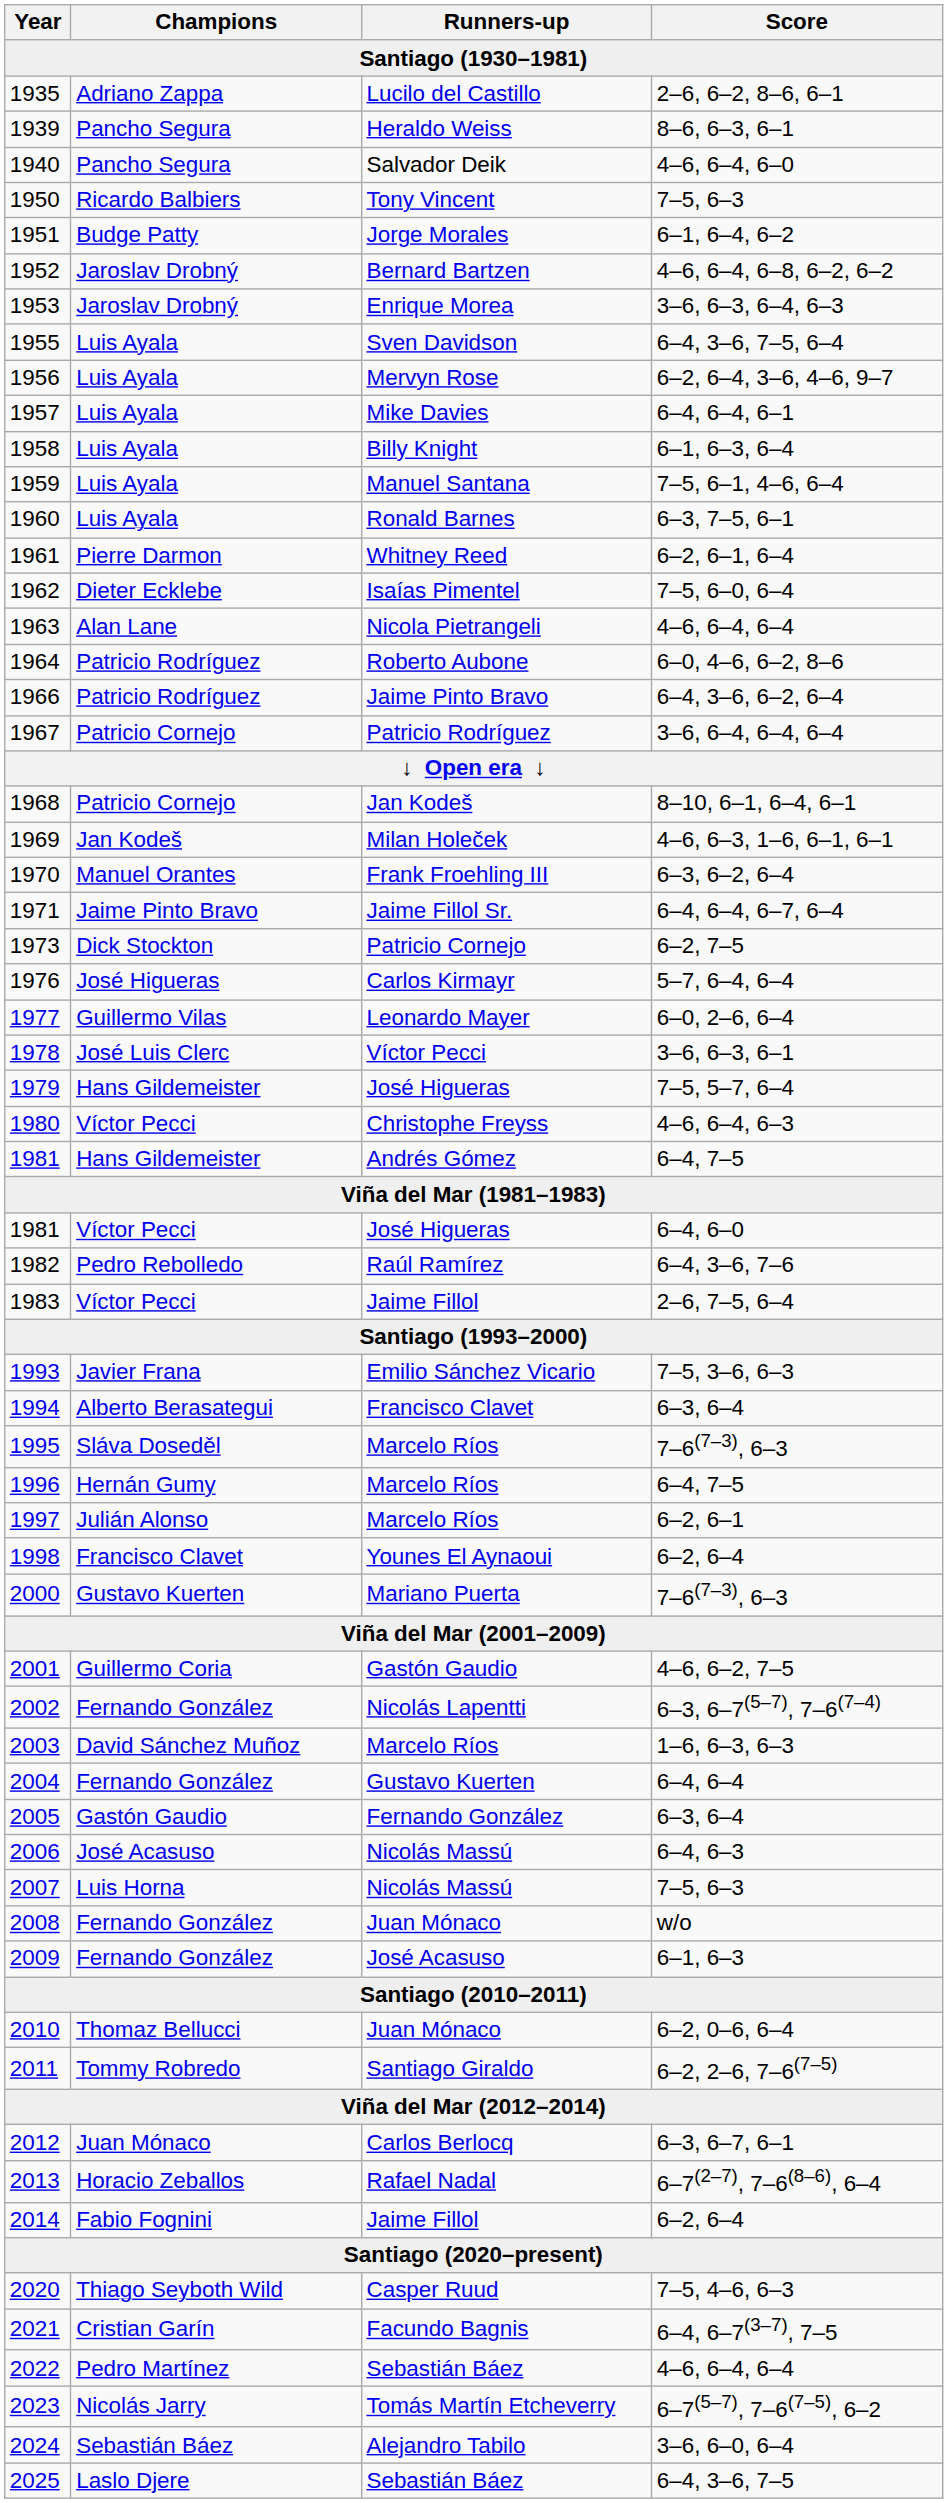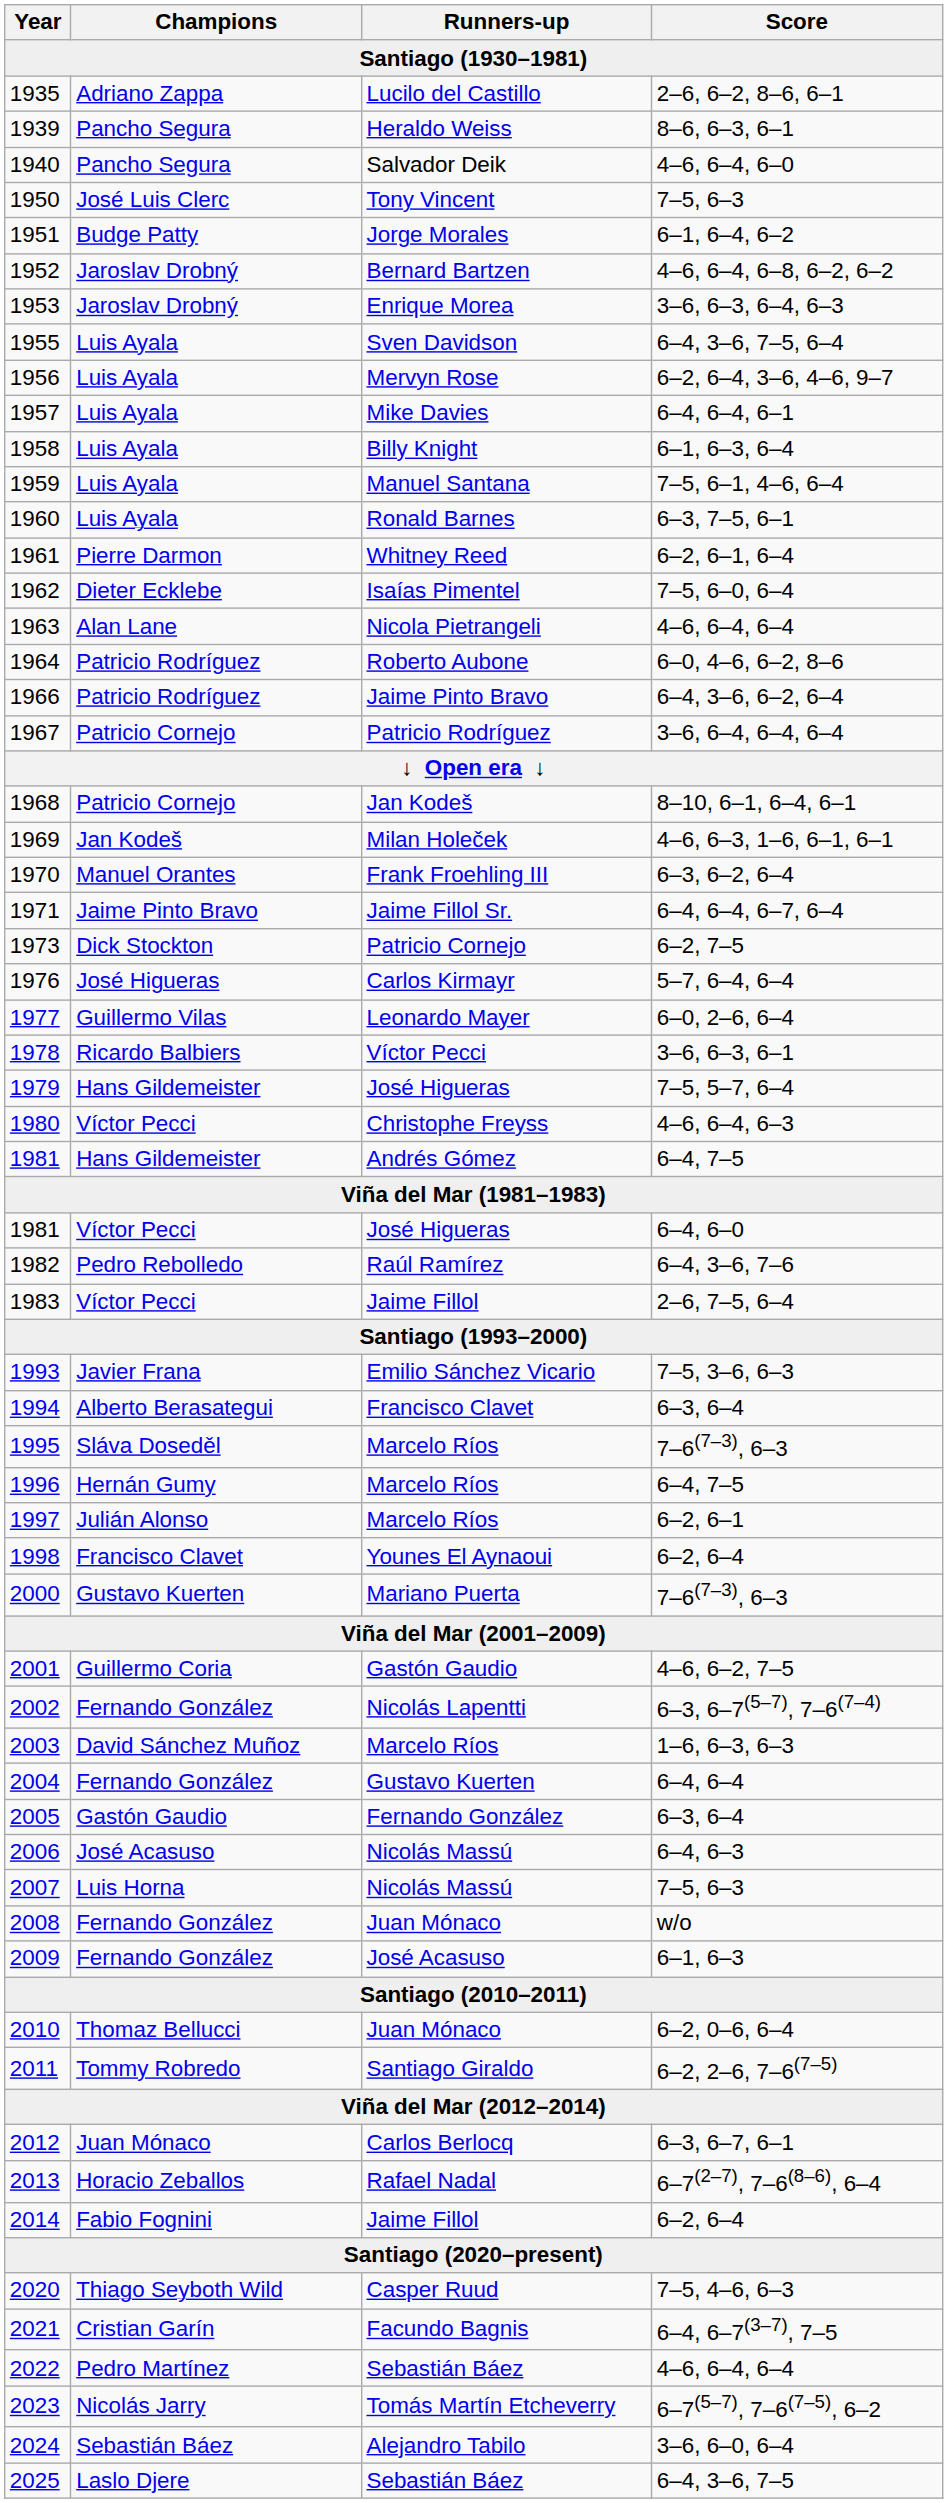(158, 199) Ricardo Balbiers -> (153, 199) José Luis Clerc
(153, 1052) José Luis Clerc -> (158, 1052) Ricardo Balbiers
